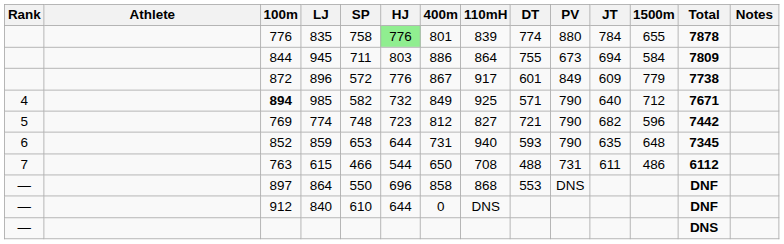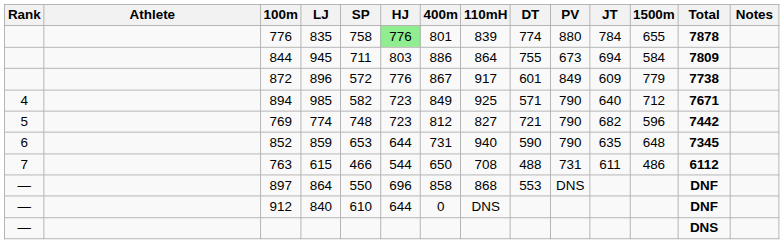(281, 100) bold -> (281, 100) normal
(400, 100) 732 -> (400, 100) 723
(530, 143) 593 -> (530, 143) 590
